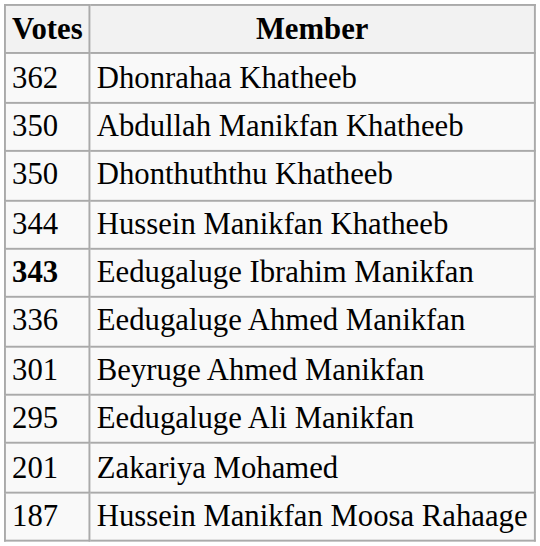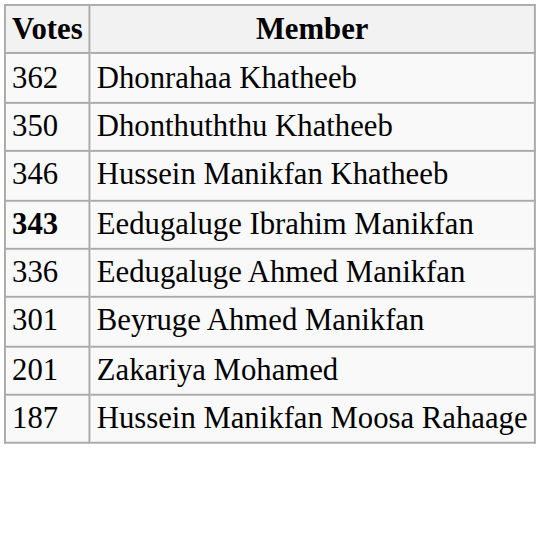- row: (280, 126)
(35, 223) 344 -> (35, 175) 346
- row: (255, 418)
